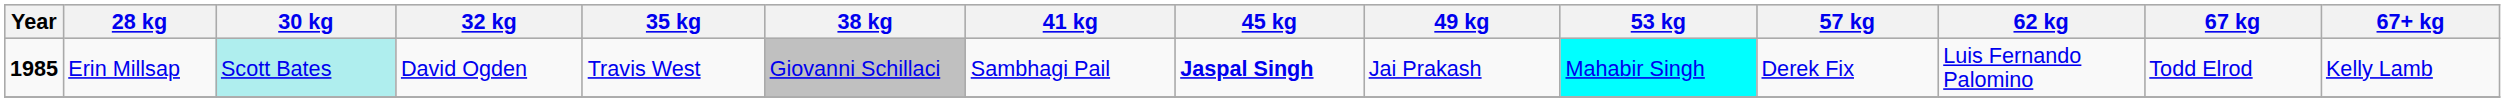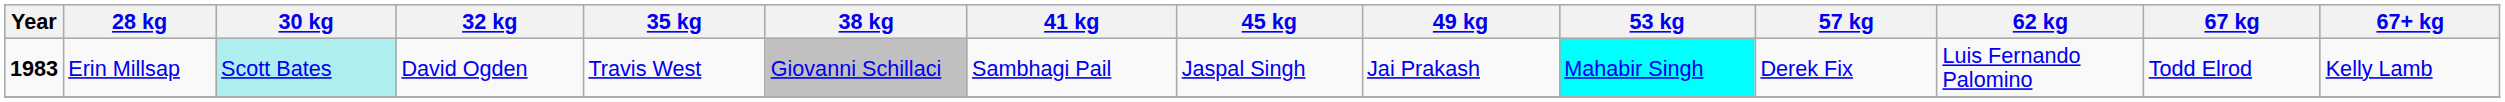(34, 67) 1985 -> (34, 67) 1983
(1247, 67) bold -> (1244, 67) normal
